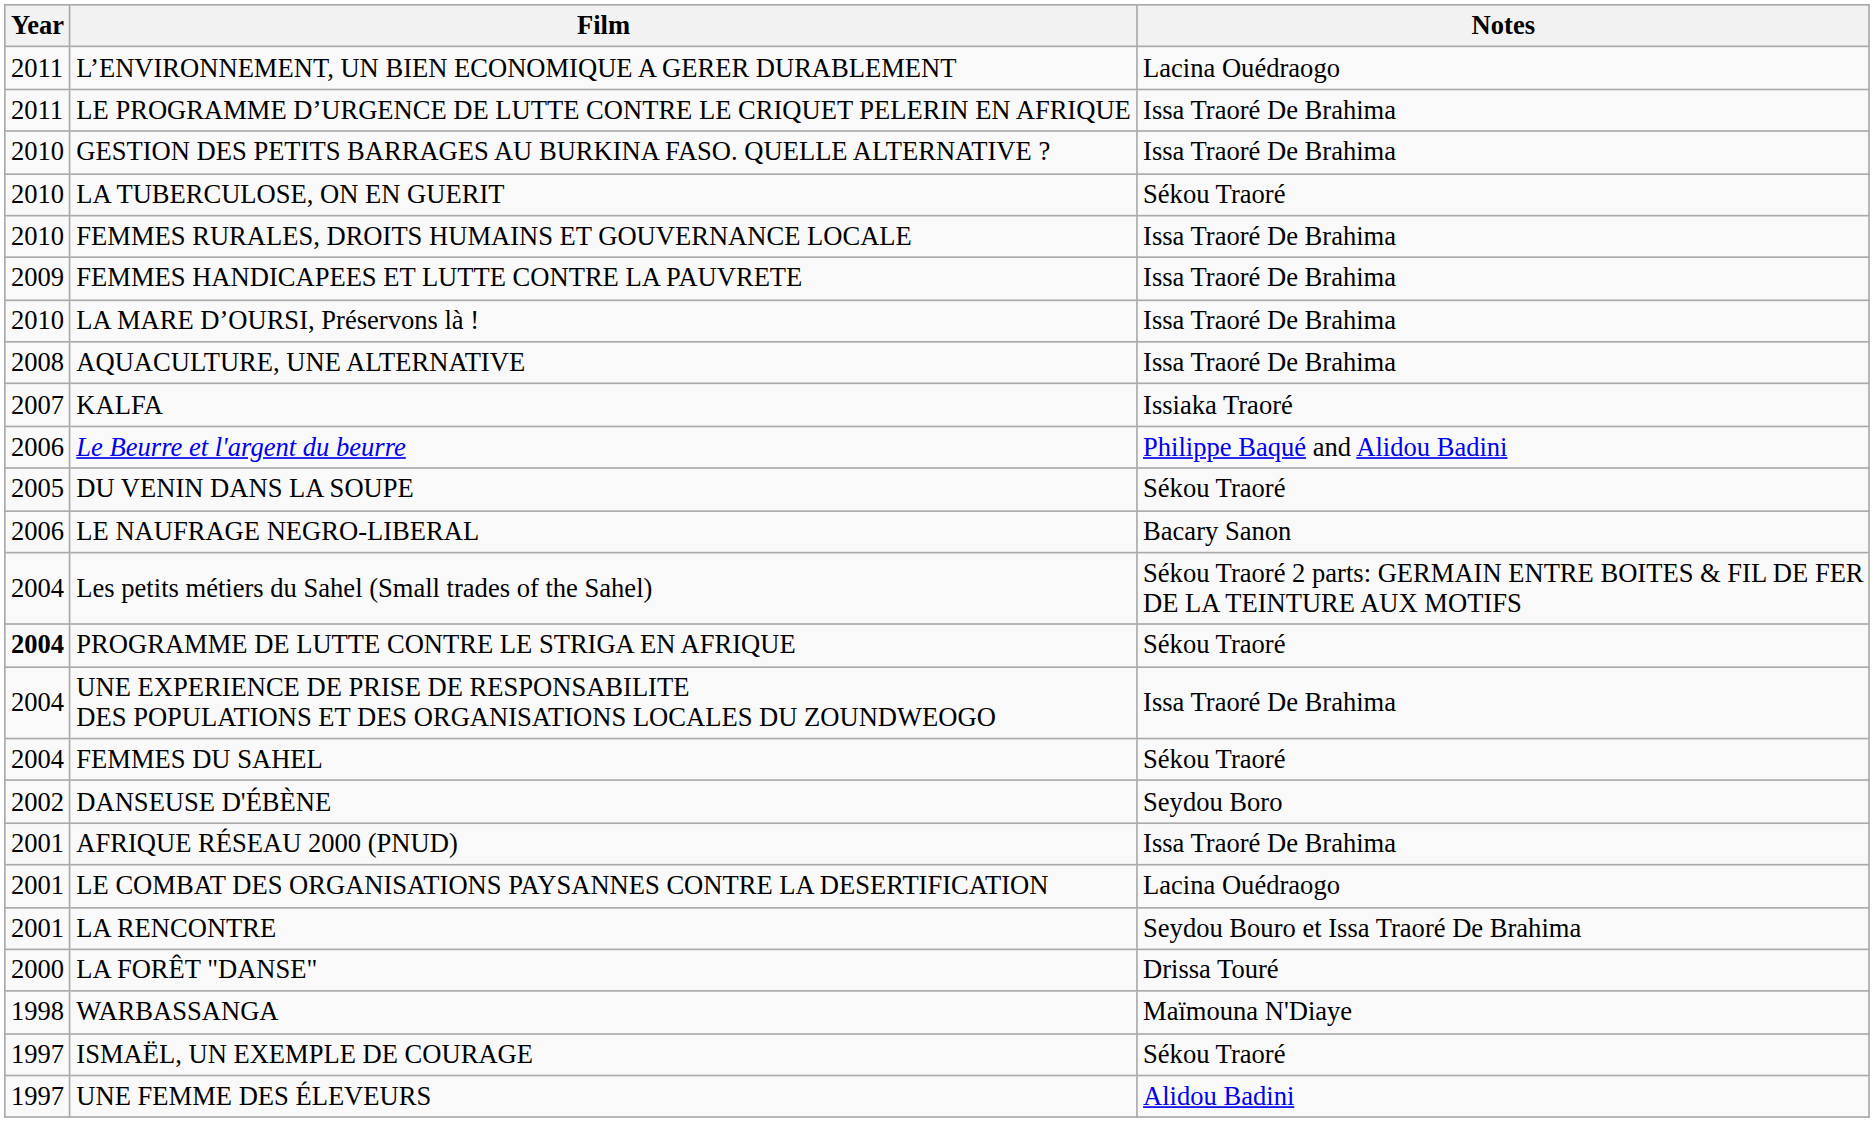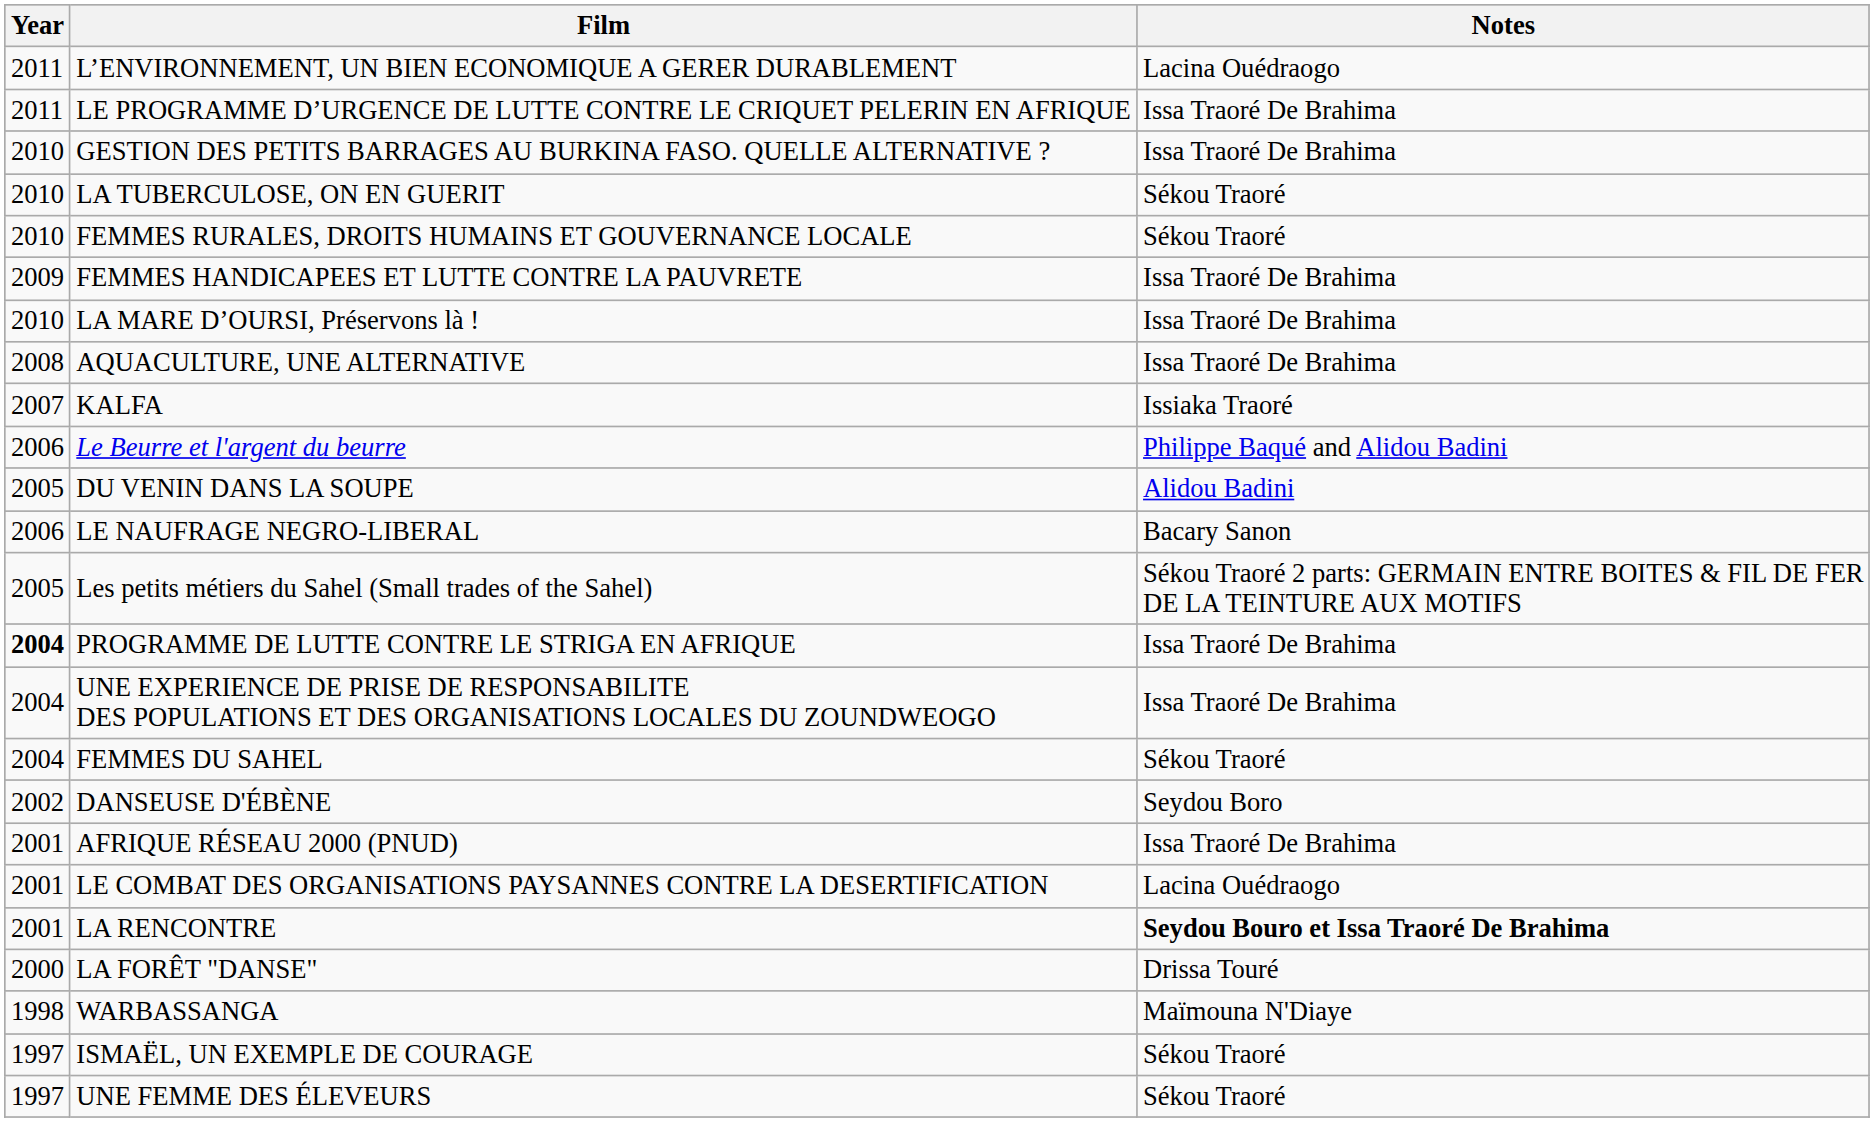(1270, 236) Issa Traoré De Brahima -> (1214, 236) Sékou Traoré
(1214, 488) Sékou Traoré -> (1219, 488) Alidou Badini
(38, 588) 2004 -> (38, 588) 2005
(1214, 645) Sékou Traoré -> (1270, 645) Issa Traoré De Brahima
(1362, 927) normal -> (1376, 927) bold
(1219, 1096) Alidou Badini -> (1214, 1096) Sékou Traoré
